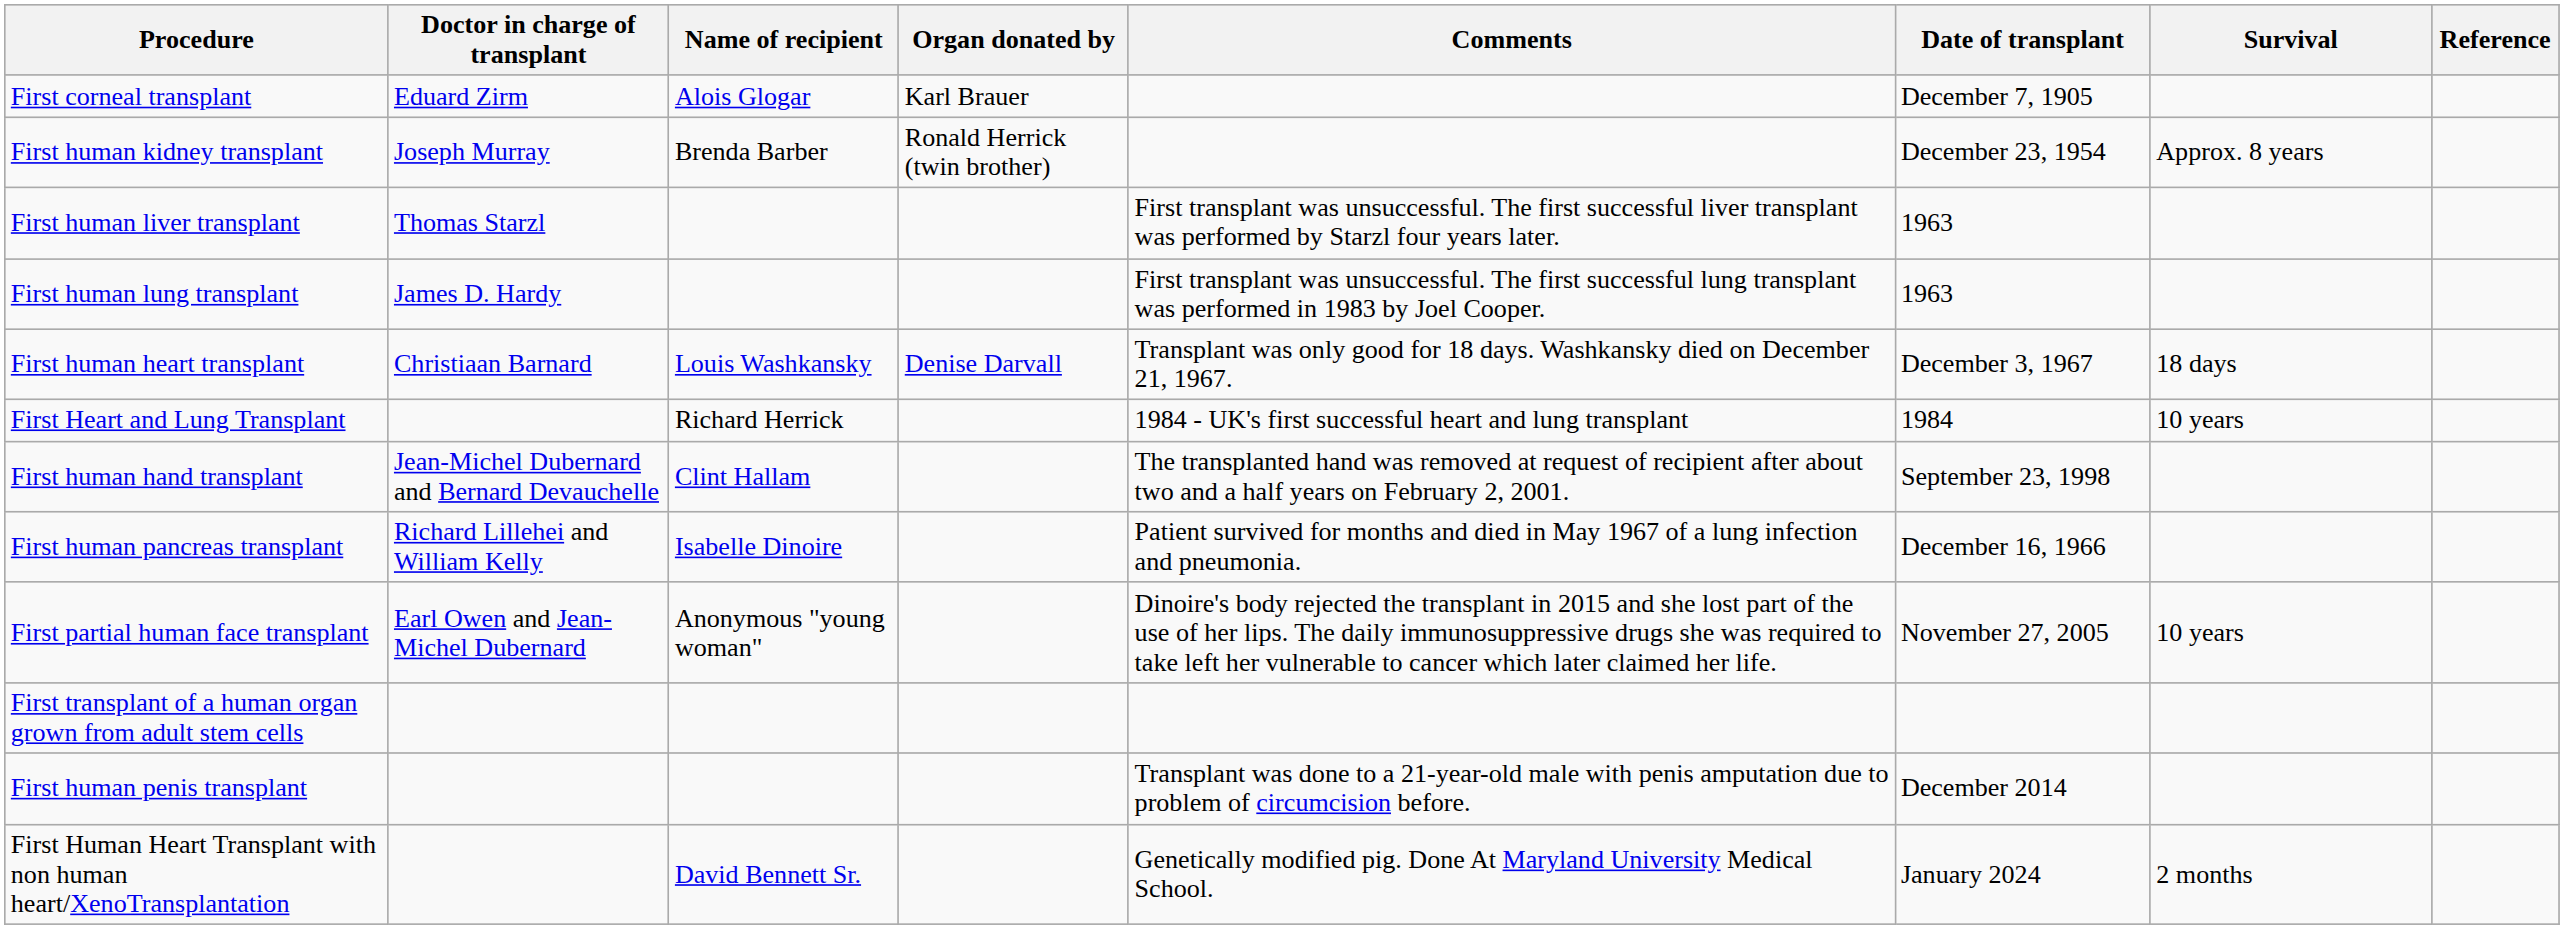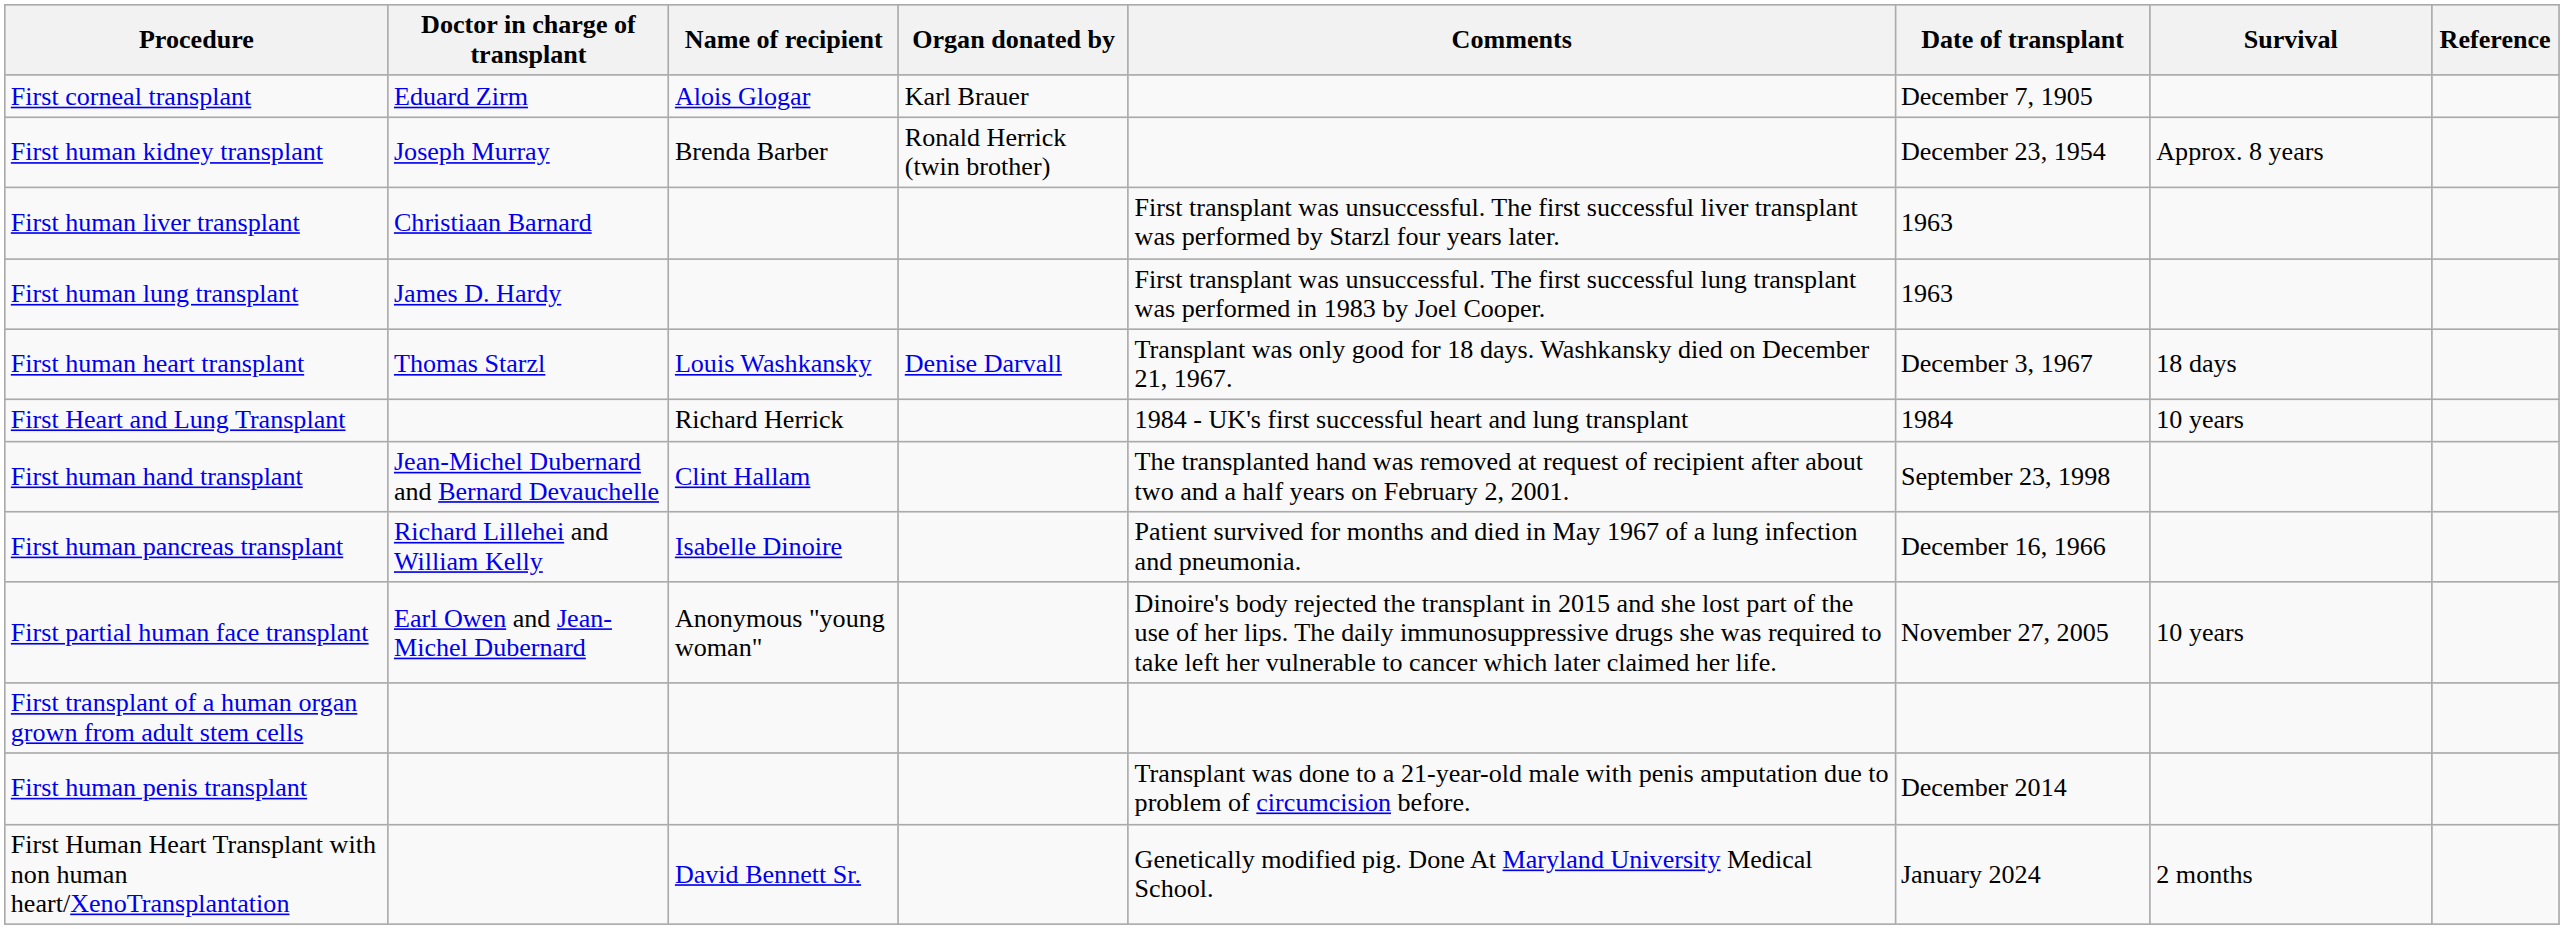(470, 222) Thomas Starzl -> (493, 222) Christiaan Barnard
(493, 364) Christiaan Barnard -> (470, 364) Thomas Starzl
